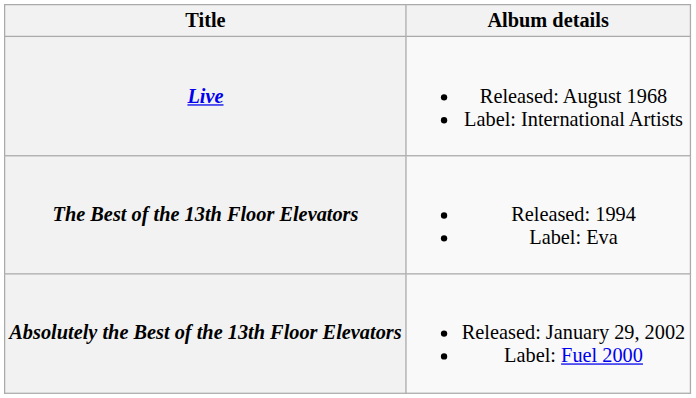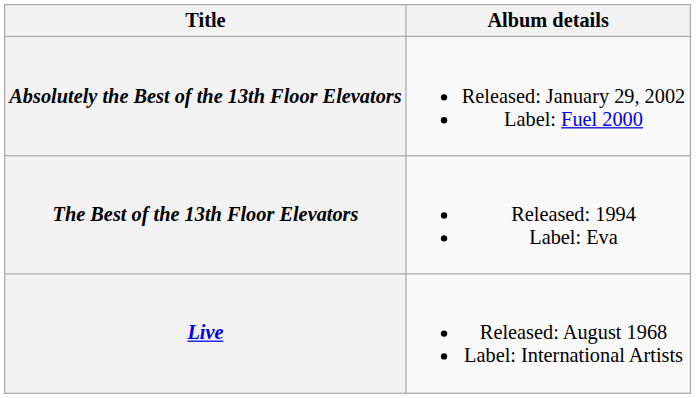rows swapped: (205, 96) <-> (205, 333)
